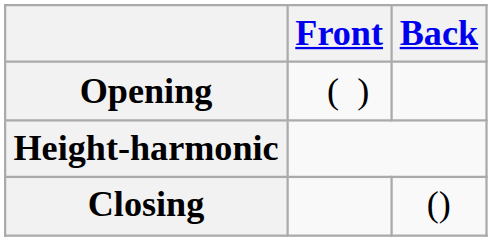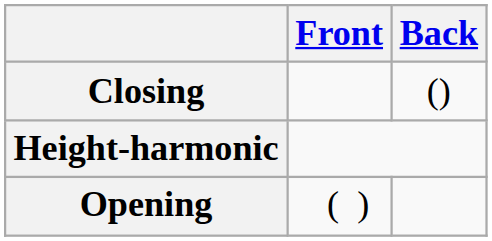rows swapped: (146, 90) <-> (146, 205)
